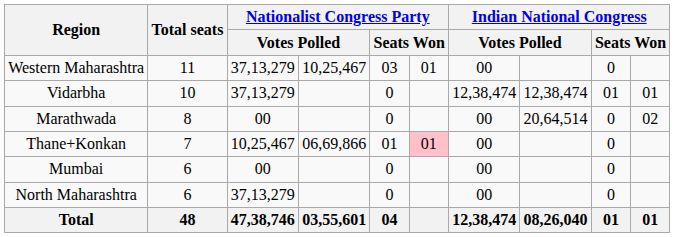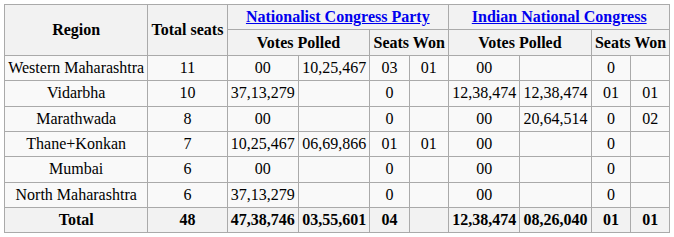(263, 67) 37,13,279 -> (263, 67) 00
(429, 144) pink background -> (429, 144) no background
